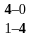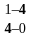rows swapped: (15, 28) <-> (15, 9)
